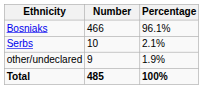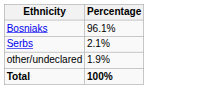- column: (112, 12)
